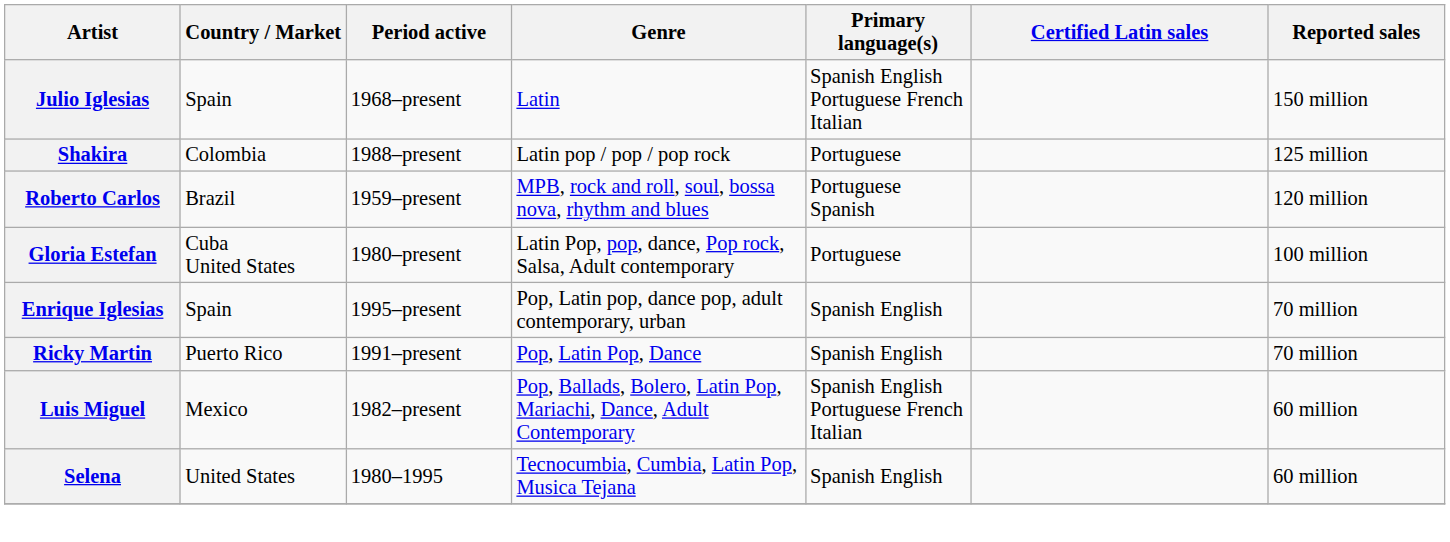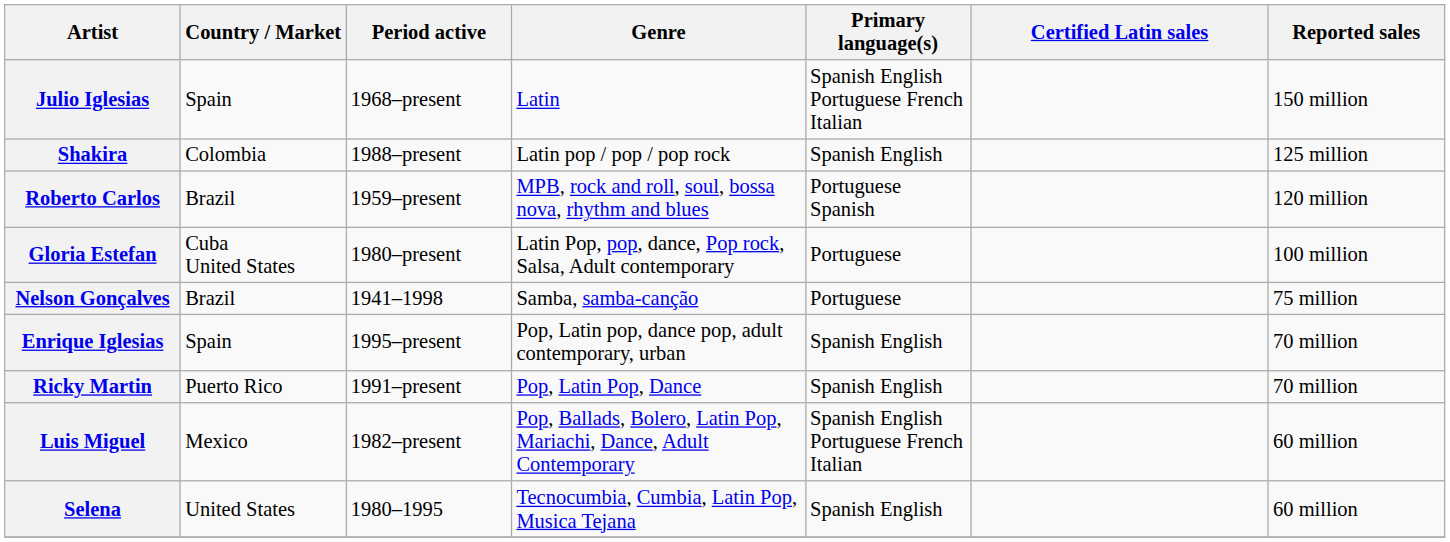(856, 154) Portuguese -> (876, 154) Spanish English
+ row: (93, 298)
